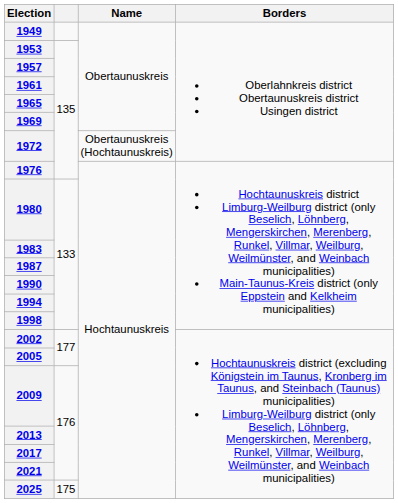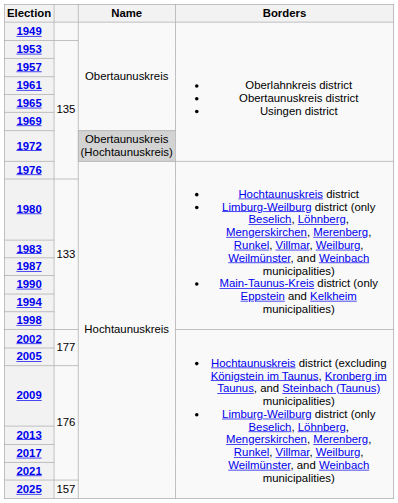(127, 146) no background -> (127, 146) lightgrey background
(66, 489) 175 -> (66, 489) 157
